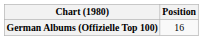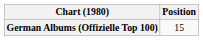(179, 27) 16 -> (179, 27) 15
